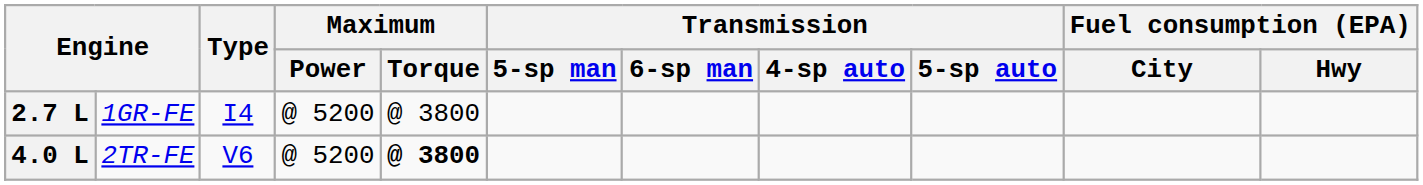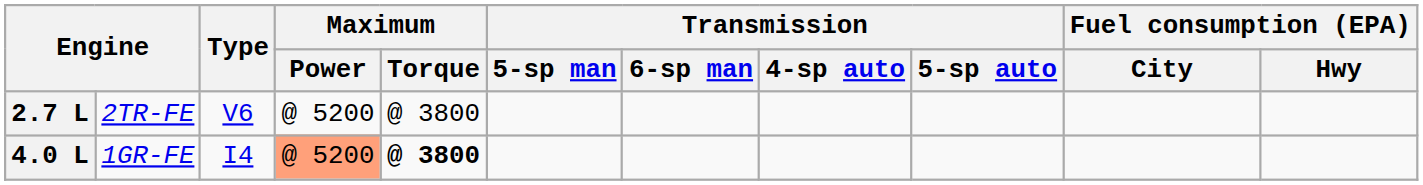(148, 113) 1GR-FE -> (148, 113) 2TR-FE
(238, 113) I4 -> (238, 113) V6
(148, 157) 2TR-FE -> (148, 157) 1GR-FE
(238, 157) V6 -> (238, 157) I4
(328, 157) no background -> (328, 157) lightsalmon background
